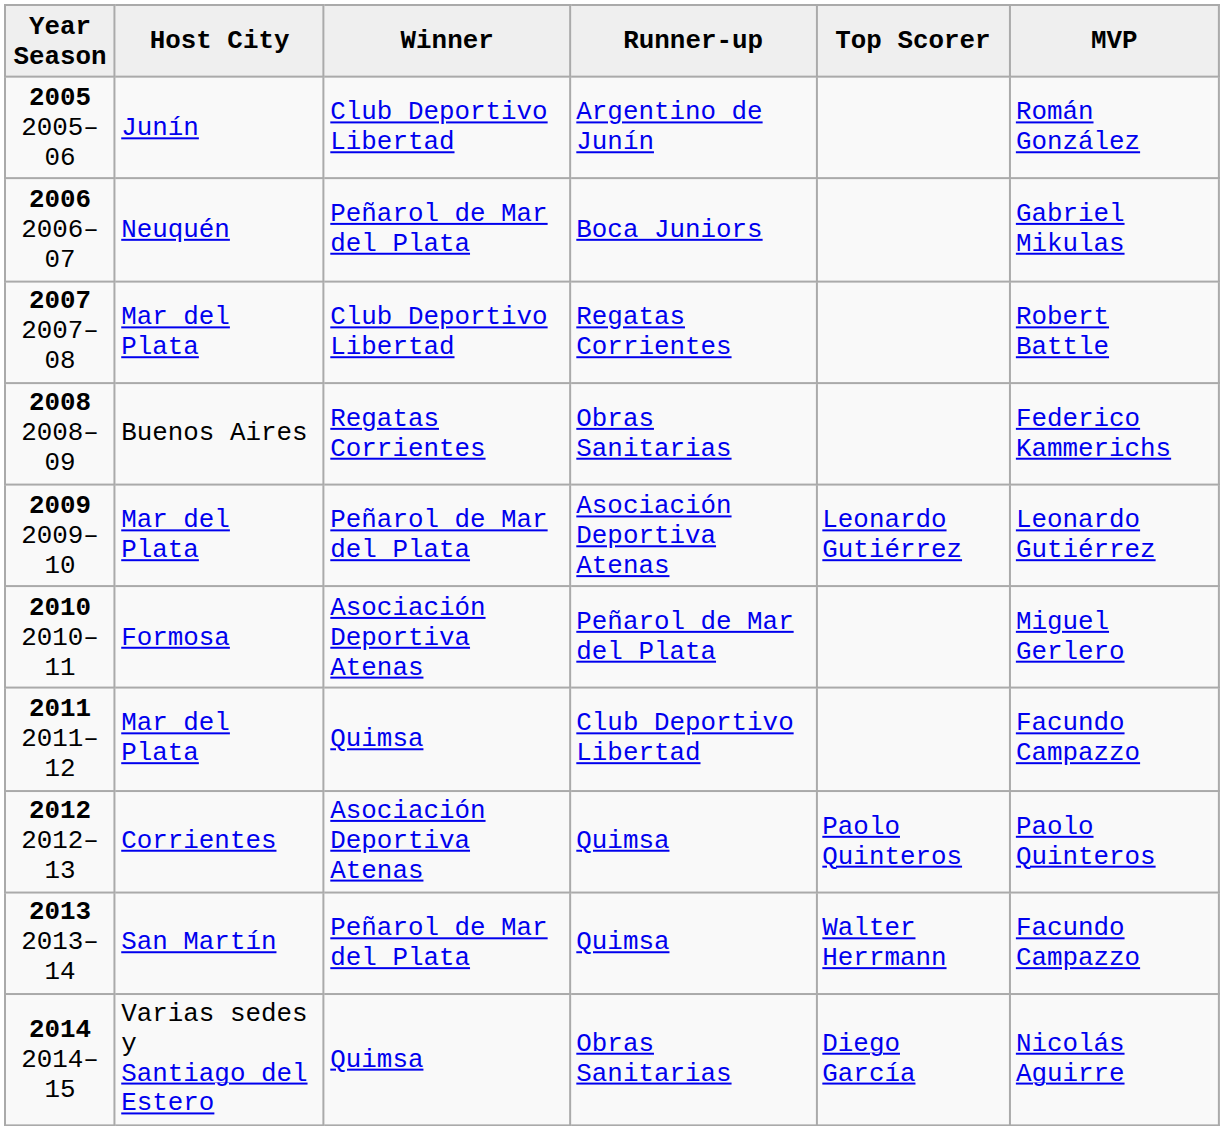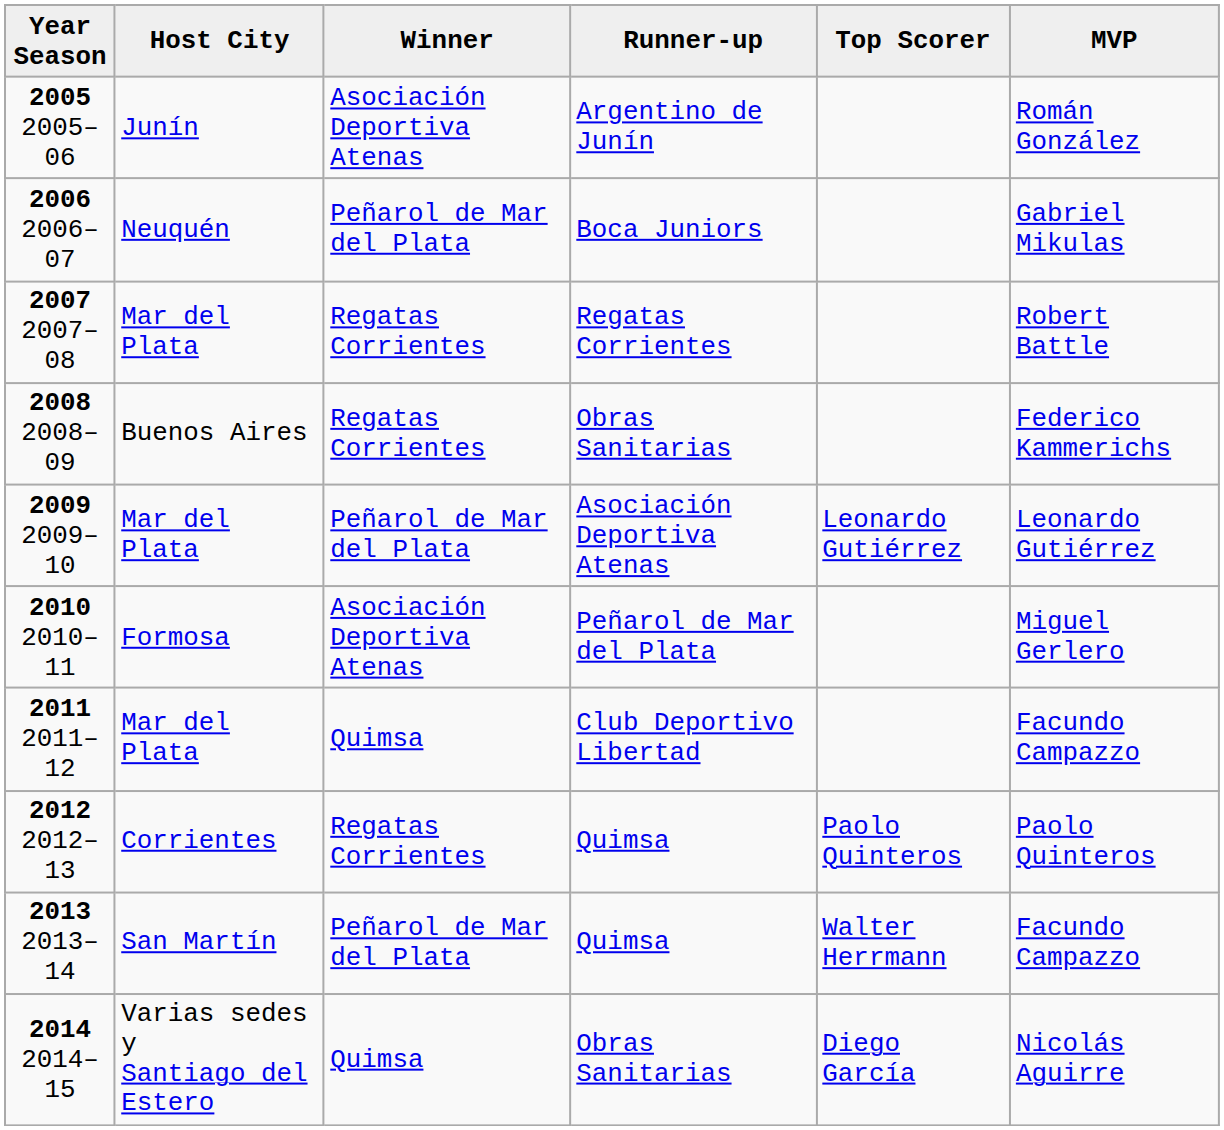(439, 128) Club Deportivo Libertad -> (408, 128) Asociación Deportiva Atenas
(439, 332) Club Deportivo Libertad -> (408, 332) Regatas Corrientes
(408, 841) Asociación Deportiva Atenas -> (408, 841) Regatas Corrientes
